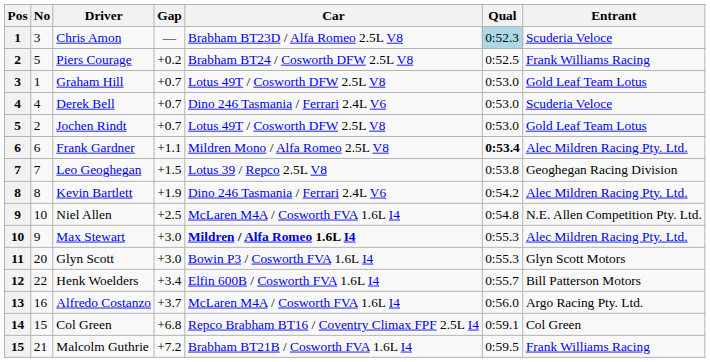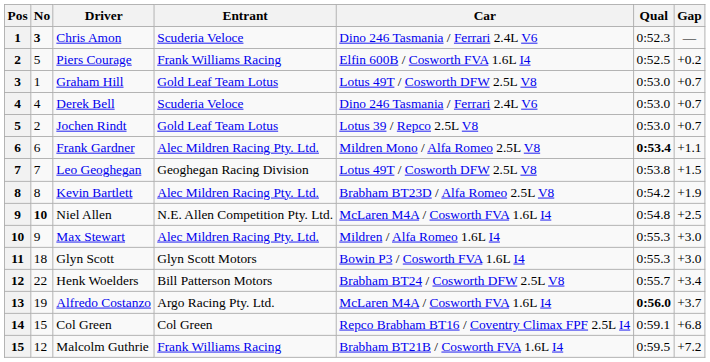columns swapped: (614, 15) <-> (169, 15)
(37, 37) normal -> (37, 37) bold
(295, 37) Brabham BT23D / Alfa Romeo 2.5L V8 -> (438, 37) Dino 246 Tasmania / Ferrari 2.4L V6
(502, 37) lightblue background -> (653, 37) no background
(301, 59) Brabham BT24 / Cosworth DFW 2.5L V8 -> (435, 59) Elfin 600B / Cosworth FVA 1.6L I4
(287, 125) Lotus 49T / Cosworth DFW 2.5L V8 -> (409, 125) Lotus 39 / Repco 2.5L V8
(257, 170) Lotus 39 / Repco 2.5L V8 -> (438, 170) Lotus 49T / Cosworth DFW 2.5L V8
(287, 192) Dino 246 Tasmania / Ferrari 2.4L V6 -> (447, 192) Brabham BT23D / Alfa Romeo 2.5L V8
(40, 214) normal -> (40, 214) bold
(272, 236) bold -> (420, 236) normal
(40, 258) 20 -> (40, 258) 18
(284, 280) Elfin 600B / Cosworth FVA 1.6L I4 -> (452, 280) Brabham BT24 / Cosworth DFW 2.5L V8
(40, 302) 16 -> (40, 302) 19
(502, 302) normal -> (654, 302) bold
(40, 346) 21 -> (40, 346) 12
